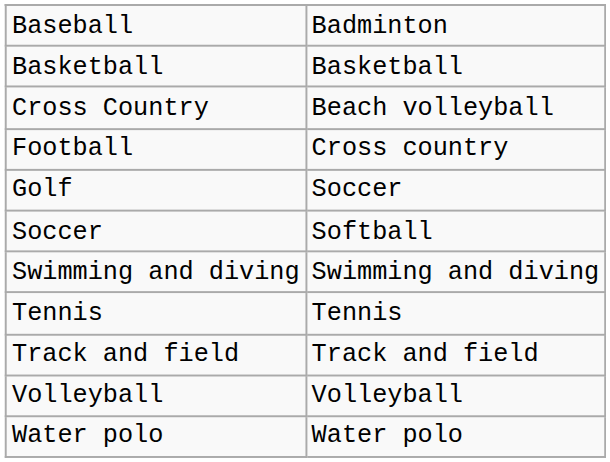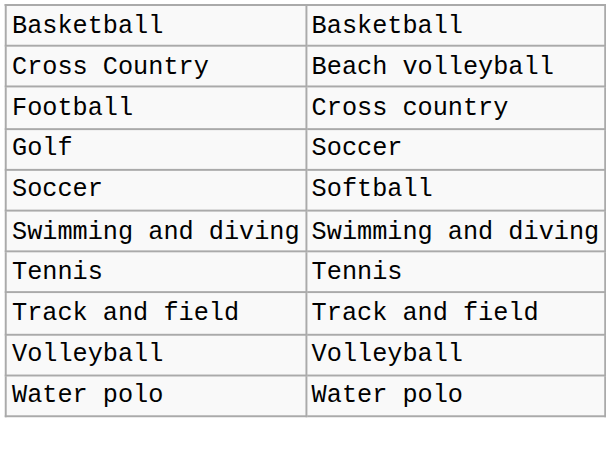- row: (73, 26)
